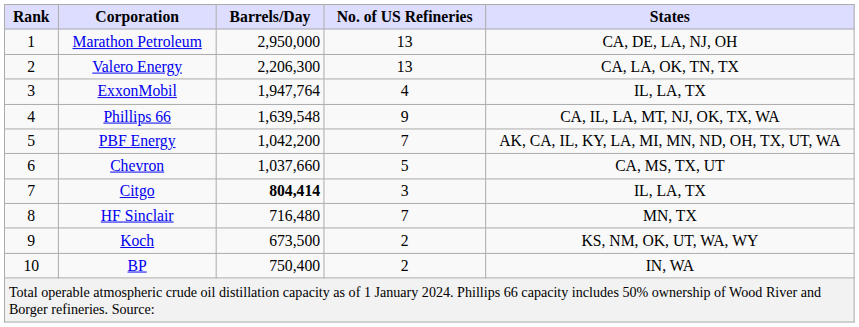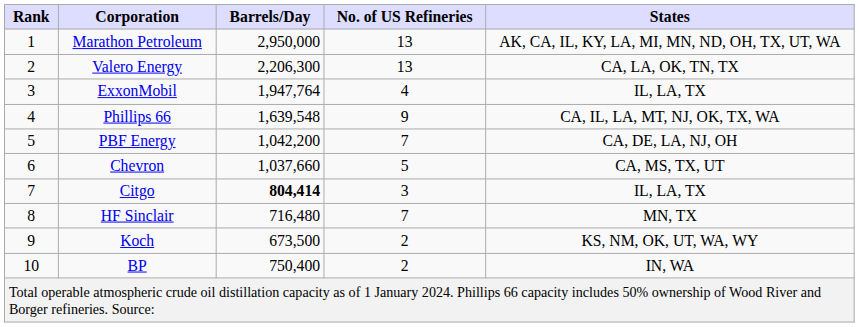(670, 41) CA, DE, LA, NJ, OH -> (670, 41) AK, CA, IL, KY, LA, MI, MN, ND, OH, TX, UT, WA
(670, 141) AK, CA, IL, KY, LA, MI, MN, ND, OH, TX, UT, WA -> (670, 141) CA, DE, LA, NJ, OH
